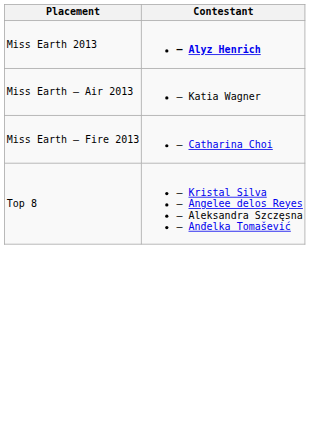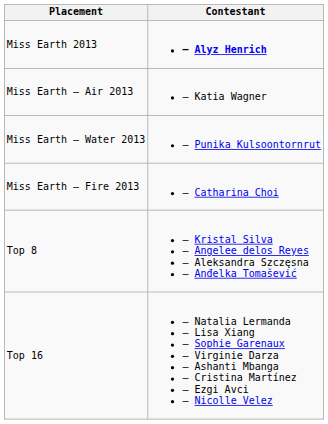+ row: (76, 140)
+ row: (25, 356)
